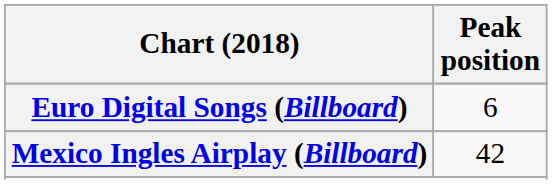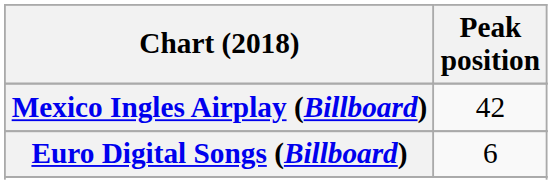rows swapped: (219, 107) <-> (219, 153)
